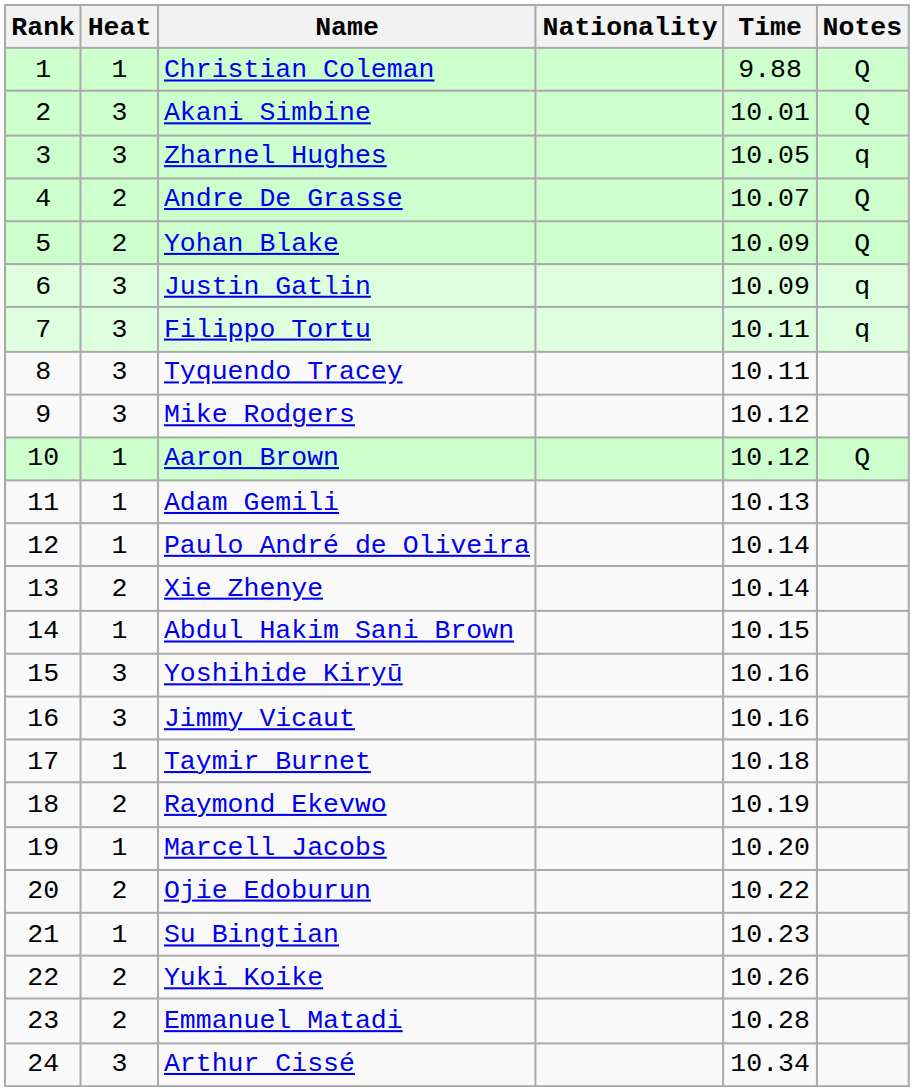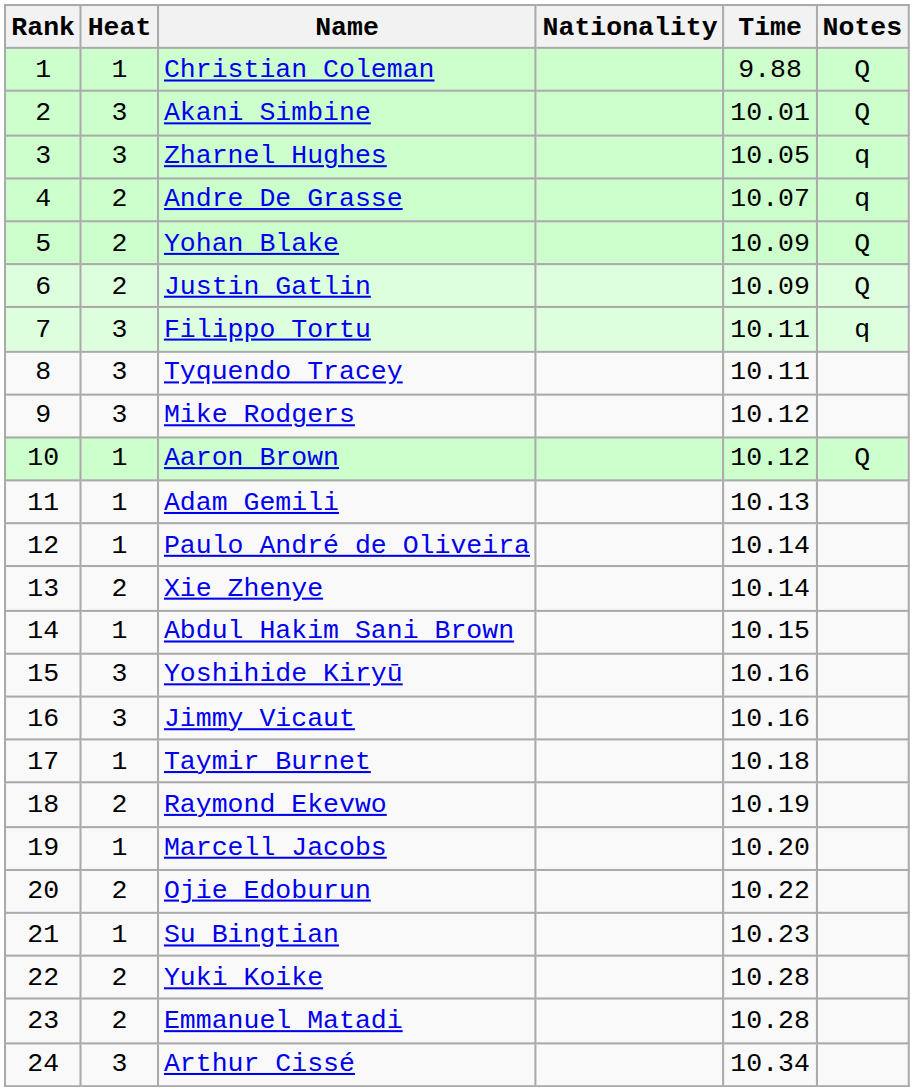(862, 200) Q -> (862, 200) q
(119, 286) 3 -> (119, 286) 2
(862, 286) q -> (862, 286) Q
(770, 978) 10.26 -> (770, 978) 10.28
